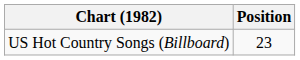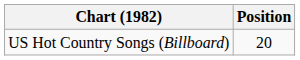(264, 42) 23 -> (264, 42) 20
